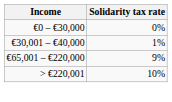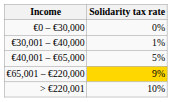+ row: (48, 58)
(159, 58) no background -> (159, 74) gold background
